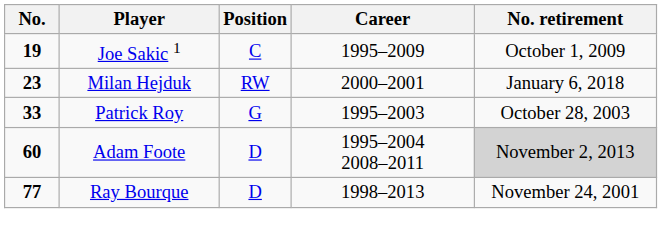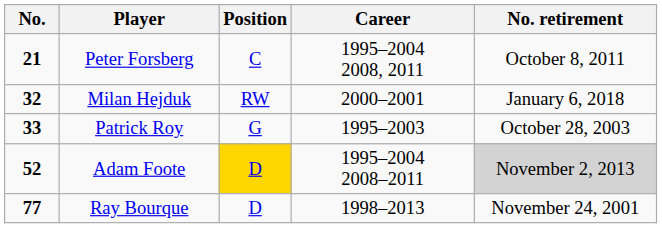- row: (139, 51)
+ row: (139, 59)
(32, 83) 23 -> (32, 98) 32
(32, 152) 60 -> (32, 168) 52
(255, 152) no background -> (255, 168) gold background
